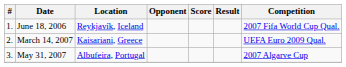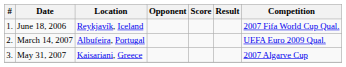(110, 41) Kaisariani, Greece -> (111, 41) Albufeira, Portugal
(111, 55) Albufeira, Portugal -> (110, 55) Kaisariani, Greece
